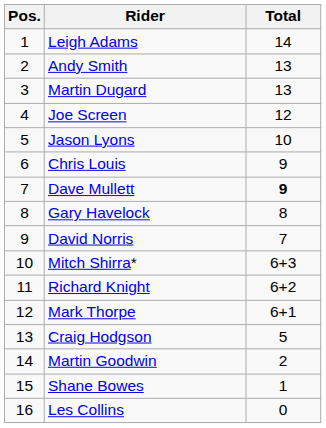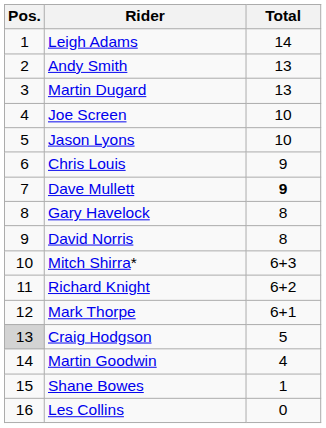(283, 115) 12 -> (283, 115) 10
(283, 238) 7 -> (283, 238) 8
(24, 336) no background -> (24, 336) lightgrey background
(283, 361) 2 -> (283, 361) 4
